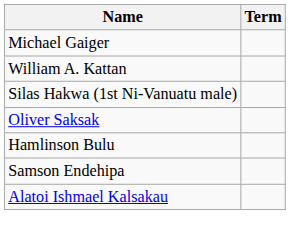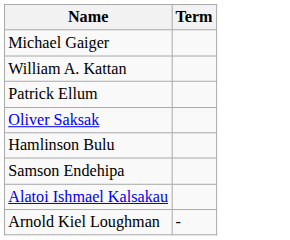- row: (123, 94)
+ row: (53, 94)
+ row: (84, 222)
